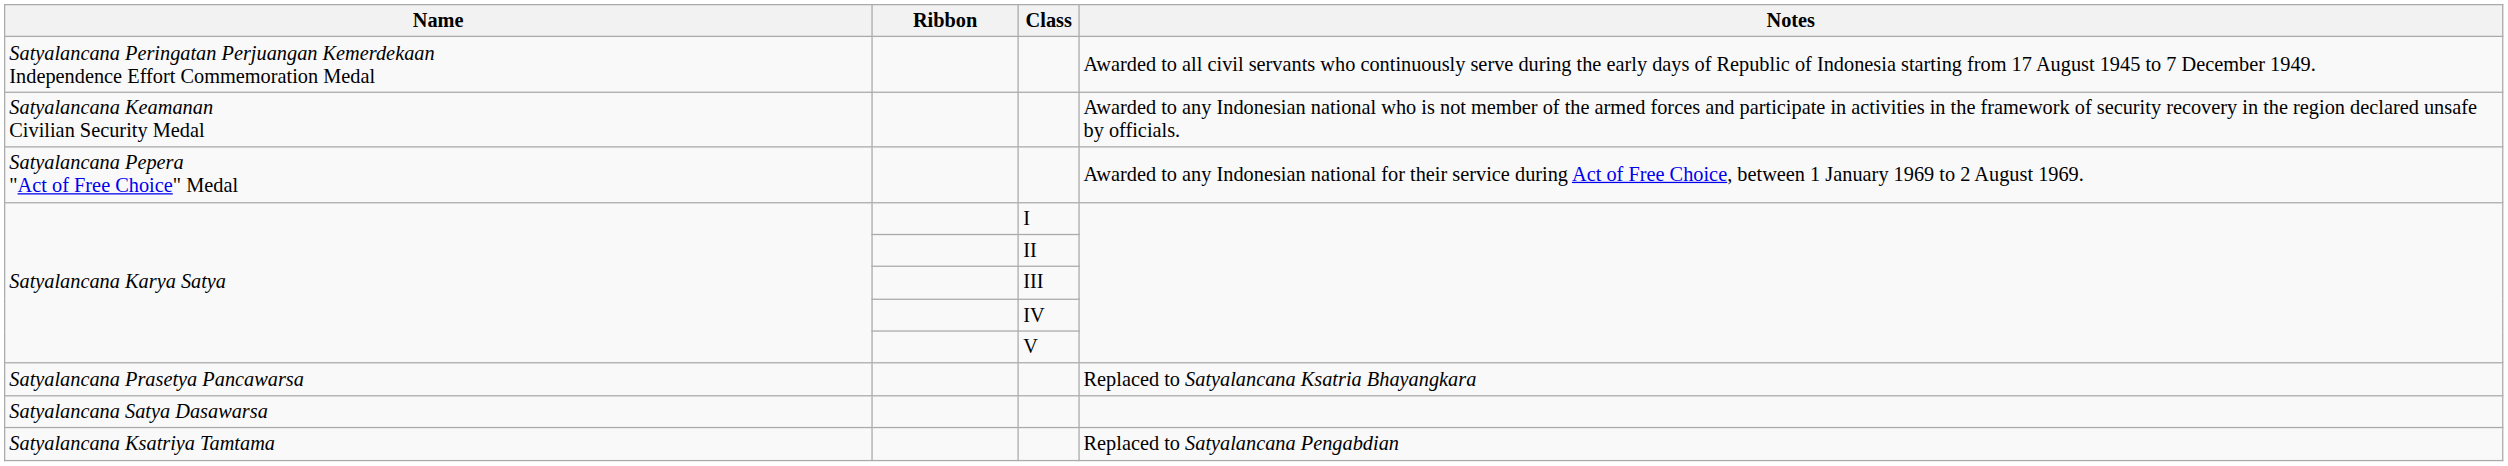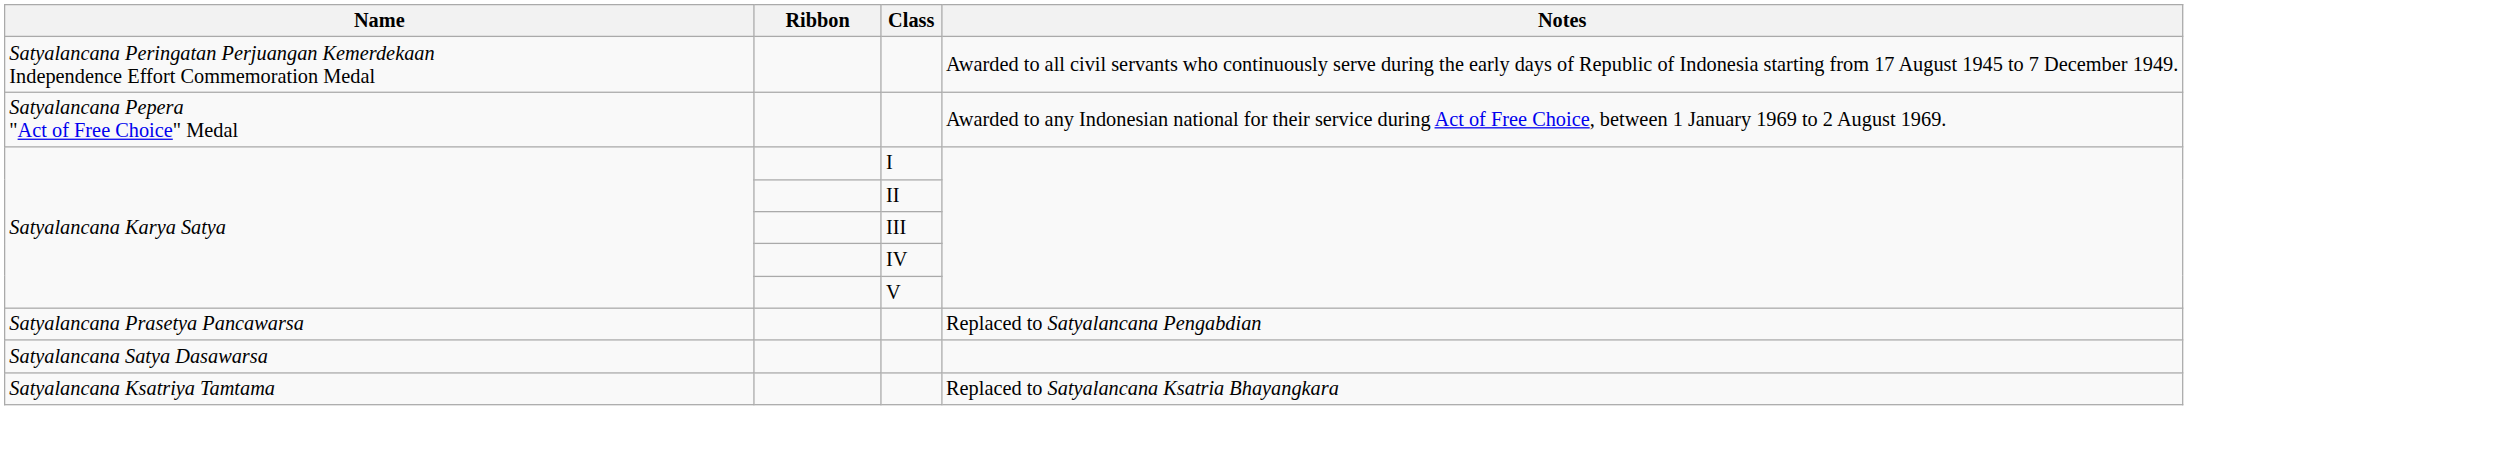- row: (111, 119)
(1280, 379) Replaced to Satyalancana Ksatria Bhayangkara -> (1104, 324) Replaced to Satyalancana Pengabdian
(1241, 443) Replaced to Satyalancana Pengabdian -> (1142, 388) Replaced to Satyalancana Ksatria Bhayangkara
